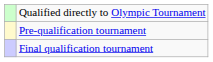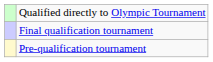rows swapped: (86, 48) <-> (82, 30)
